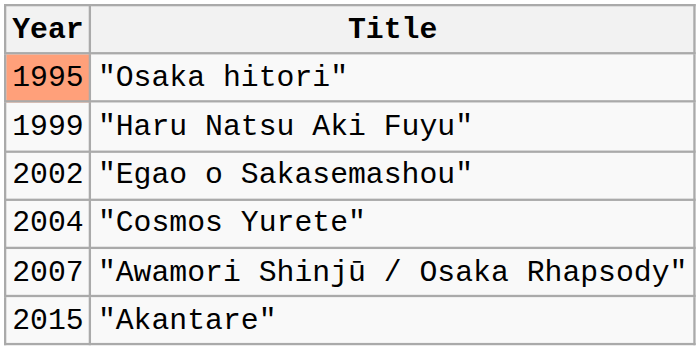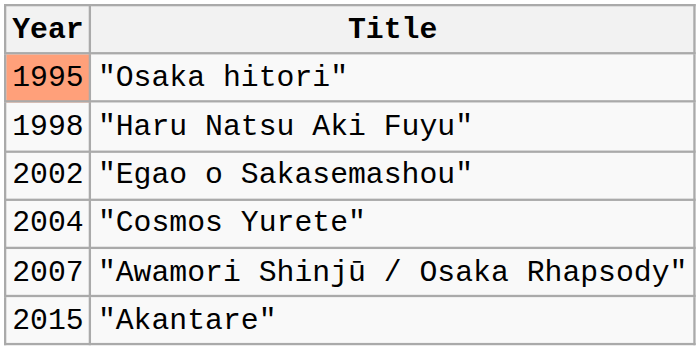(48, 126) 1999 -> (48, 126) 1998
